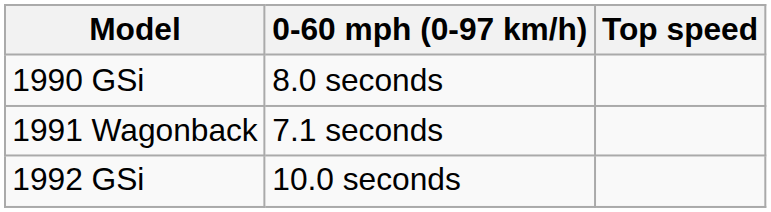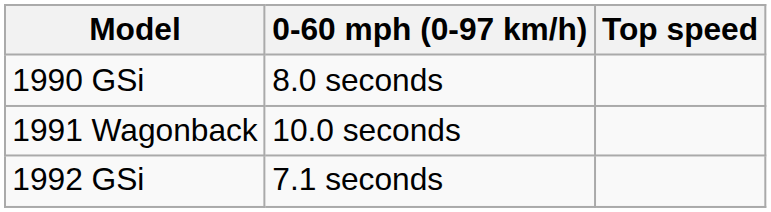(358, 130) 7.1 seconds -> (367, 130) 10.0 seconds
(367, 180) 10.0 seconds -> (358, 180) 7.1 seconds
